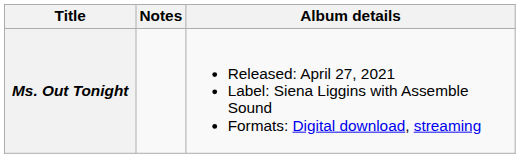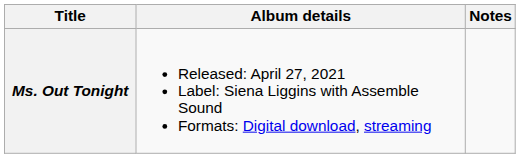columns swapped: (351, 16) <-> (161, 16)
